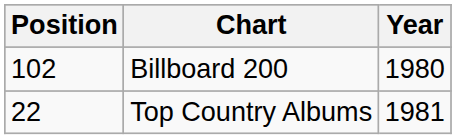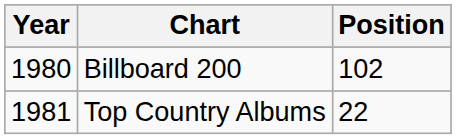columns swapped: (415, 25) <-> (64, 25)
